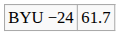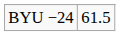(96, 17) 61.7 -> (96, 17) 61.5
